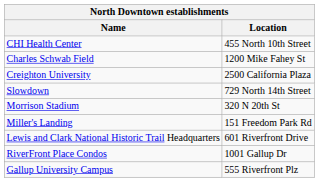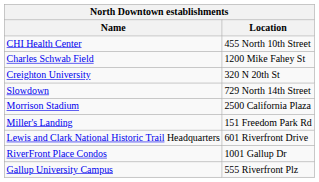(268, 75) 2500 California Plaza -> (252, 75) 320 N 20th St
(252, 106) 320 N 20th St -> (268, 106) 2500 California Plaza
